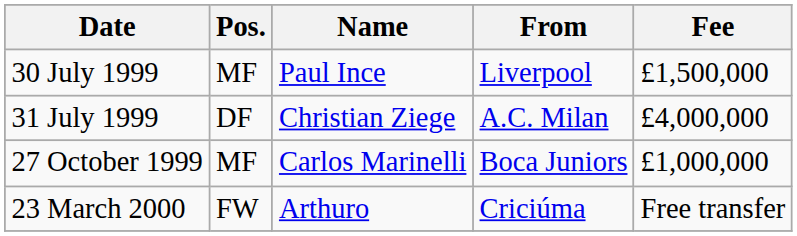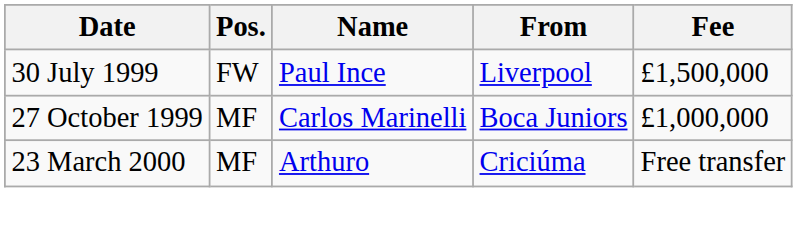(237, 72) MF -> (237, 72) FW
- row: (85, 117)
(237, 207) FW -> (237, 162) MF
